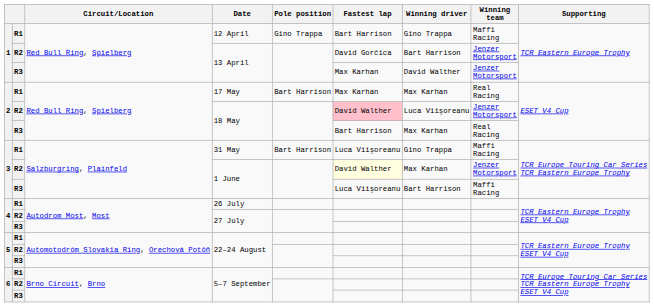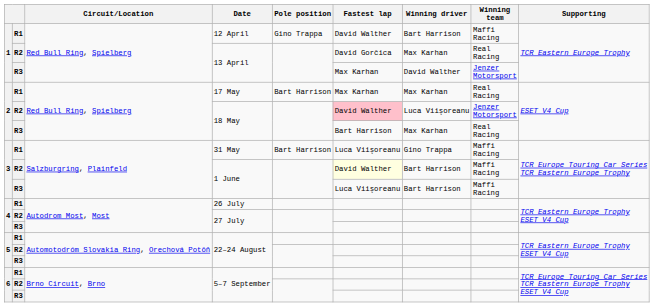(363, 33) Bart Harrison -> (363, 33) David Walther
(428, 33) Gino Trappa -> (432, 33) Bart Harrison
(432, 53) Bart Harrison -> (426, 53) Max Karhan
(495, 53) Jenzer Motorsport -> (486, 53) Real Racing
(426, 169) Max Karhan -> (432, 169) Bart Harrison
(495, 169) Jenzer Motorsport -> (486, 169) Maffi Racing
